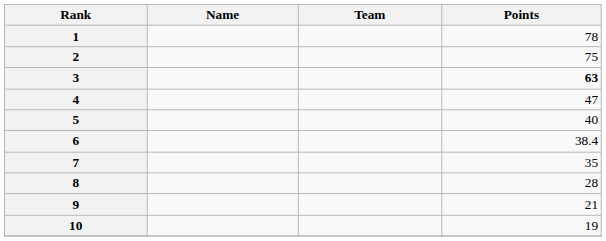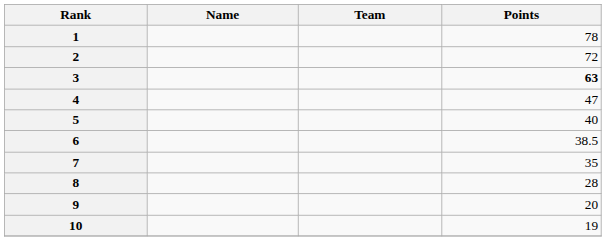(591, 57) 75 -> (591, 57) 72
(587, 141) 38.4 -> (587, 141) 38.5
(591, 204) 21 -> (591, 204) 20
